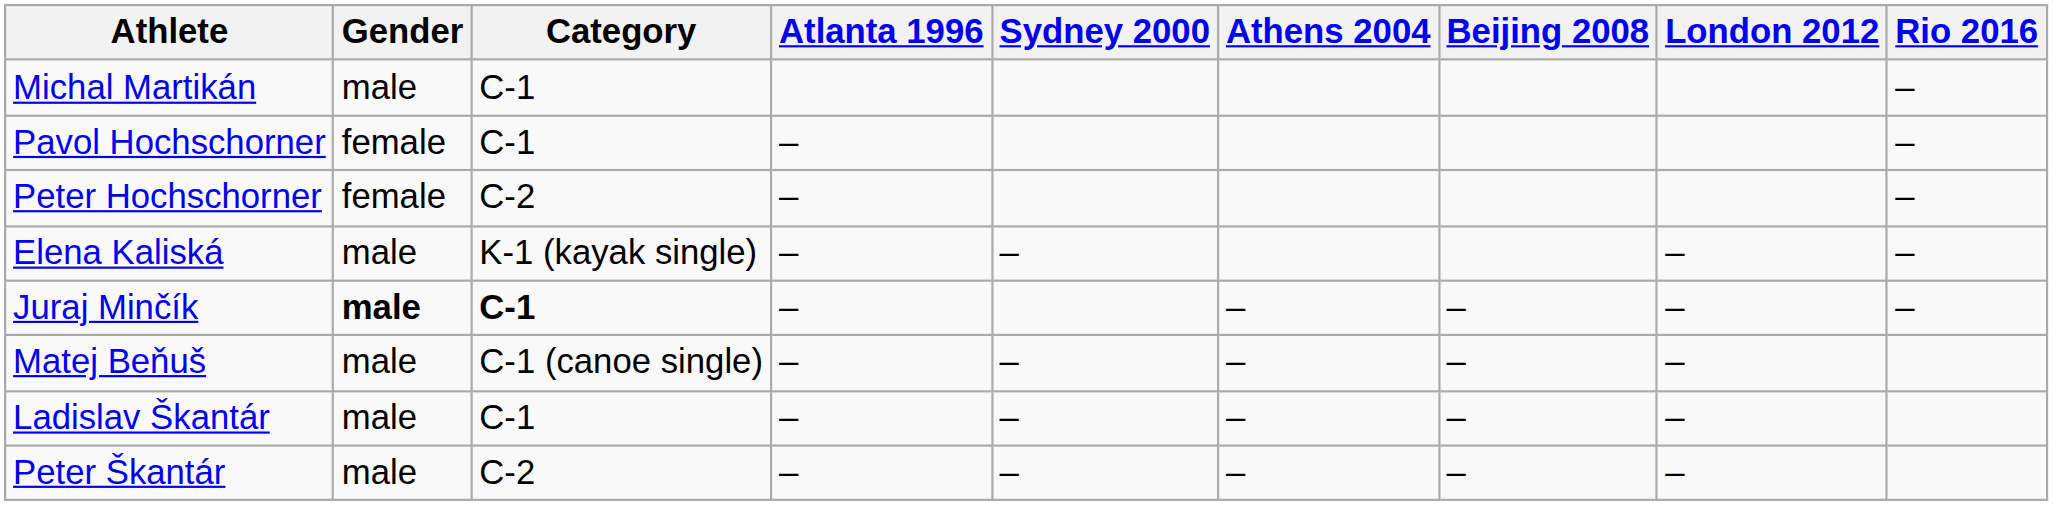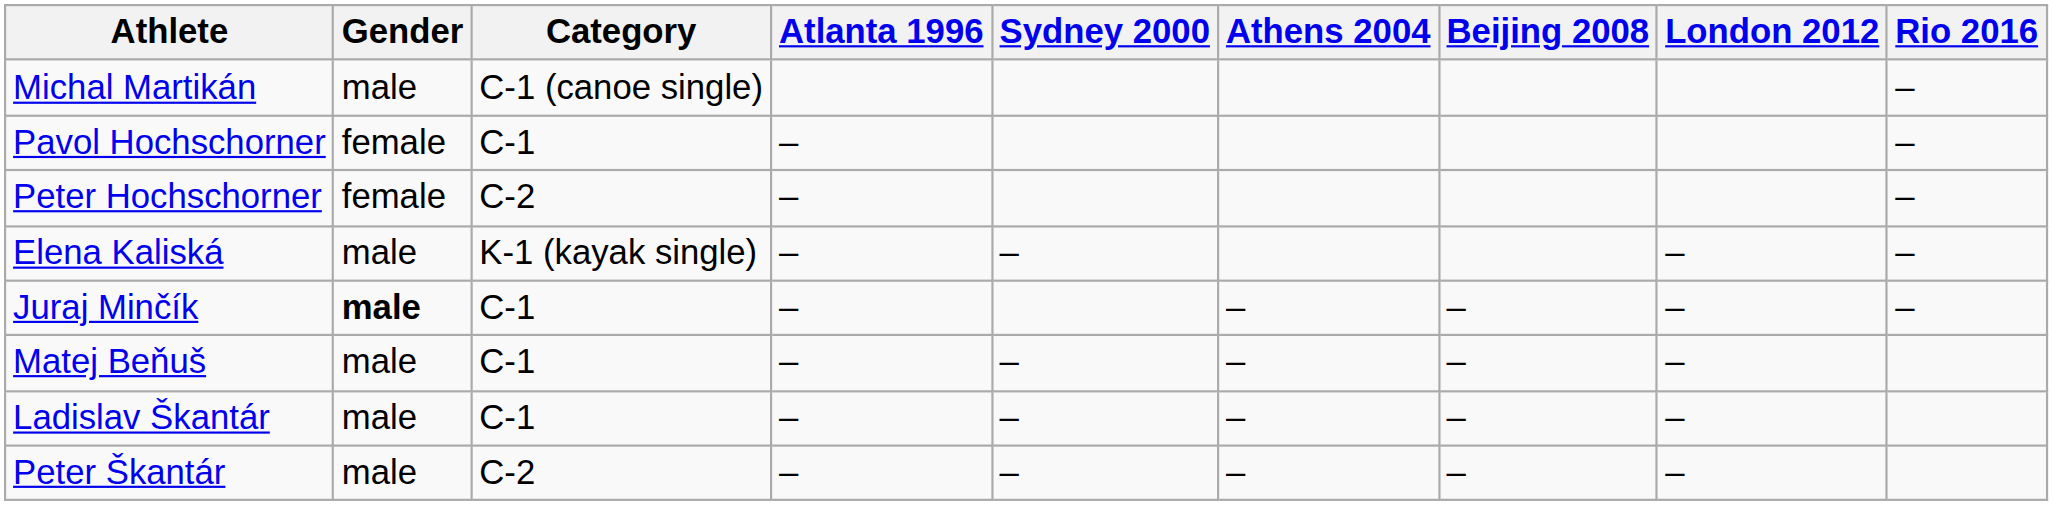(507, 87) C-1 -> (621, 87) C-1 (canoe single)
(507, 307) bold -> (507, 307) normal
(621, 362) C-1 (canoe single) -> (507, 362) C-1
